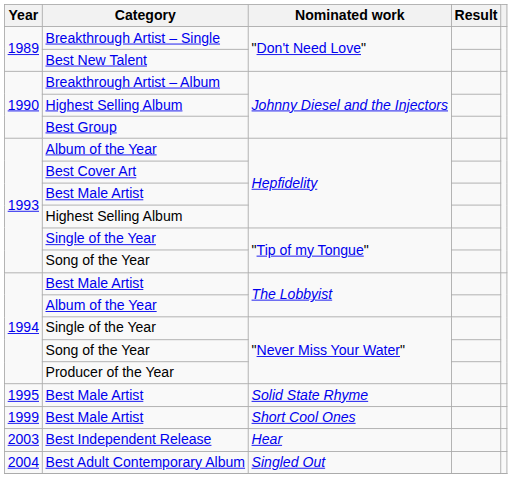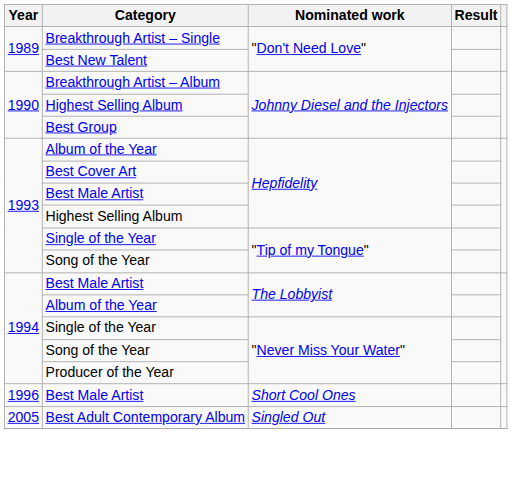- row: (94, 395)
(23, 417) 1999 -> (23, 395) 1996
- row: (128, 439)
(23, 462) 2004 -> (23, 417) 2005
